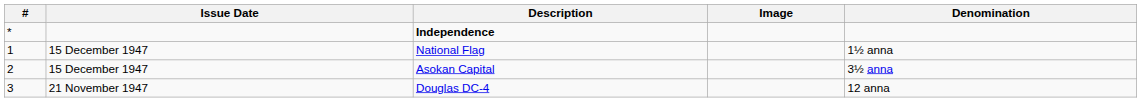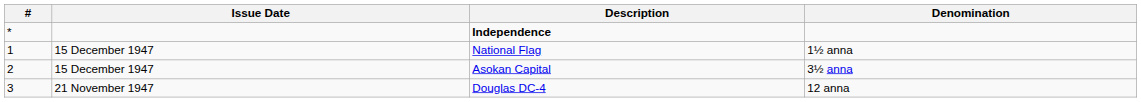- column: (776, 13)
